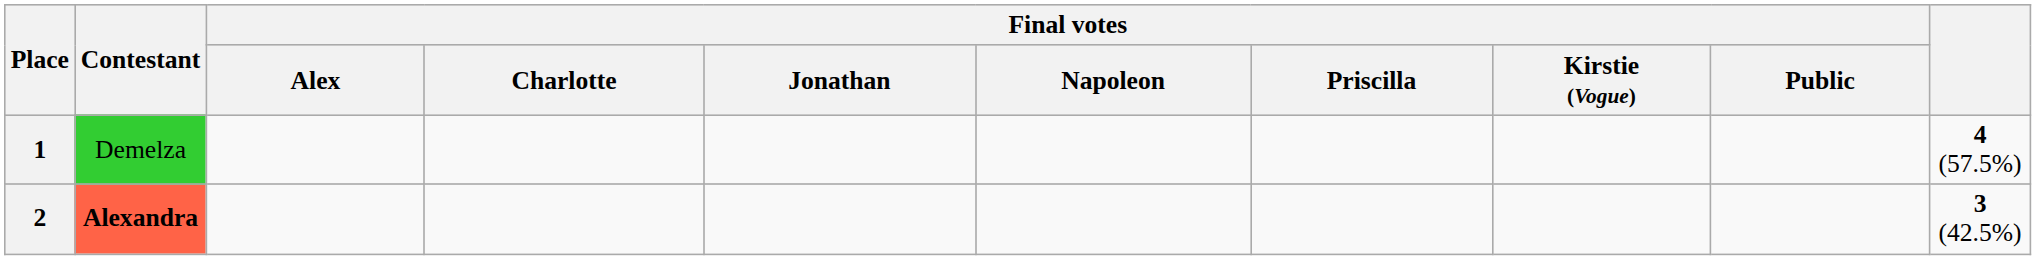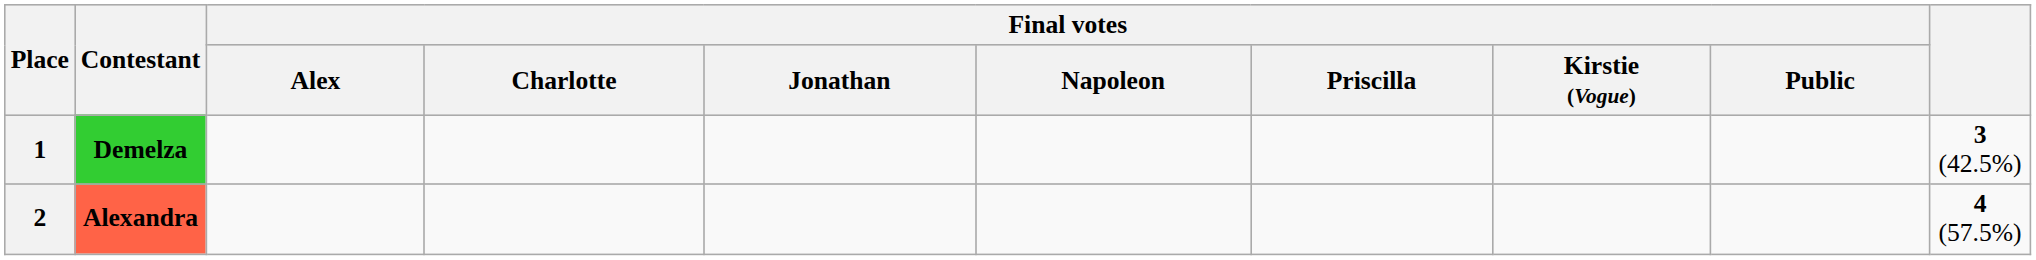(141, 149) normal -> (141, 149) bold
(1980, 149) 4 (57.5%) -> (1980, 149) 3 (42.5%)
(1980, 218) 3 (42.5%) -> (1980, 218) 4 (57.5%)
